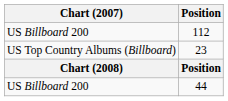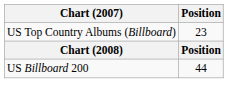- row: (201, 31)
